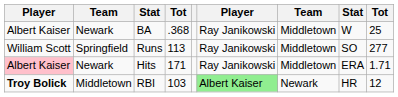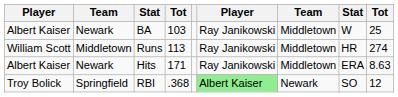(178, 30) .368 -> (177, 30) 103
(102, 48) Springfield -> (104, 48) Middletown
(349, 48) SO -> (349, 48) HR
(378, 48) 277 -> (378, 48) 274
(38, 65) pink background -> (38, 65) no background
(380, 65) 1.71 -> (380, 65) 8.63
(37, 83) bold -> (34, 83) normal
(104, 83) Middletown -> (102, 83) Springfield
(177, 83) 103 -> (178, 83) .368
(349, 83) HR -> (349, 83) SO
